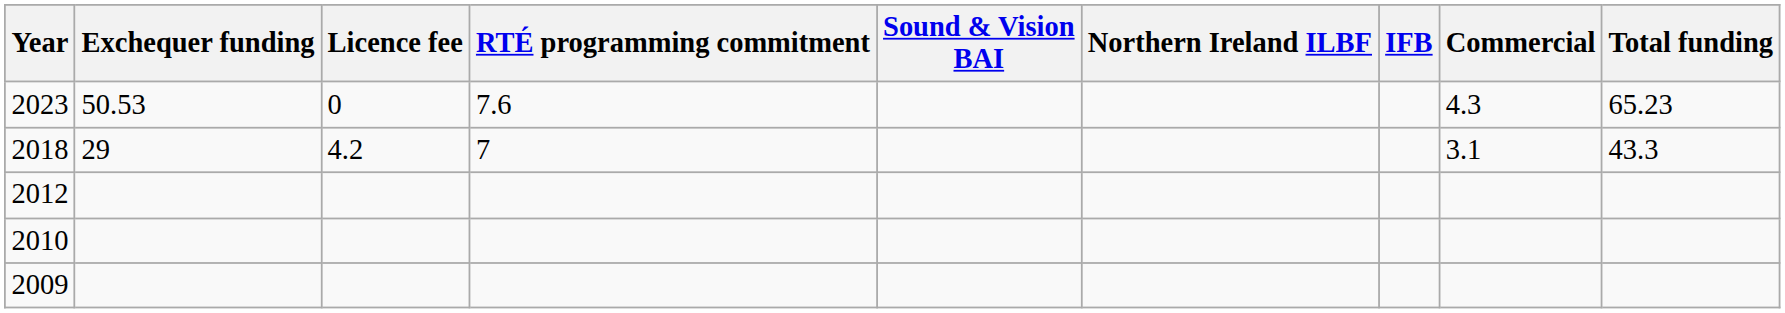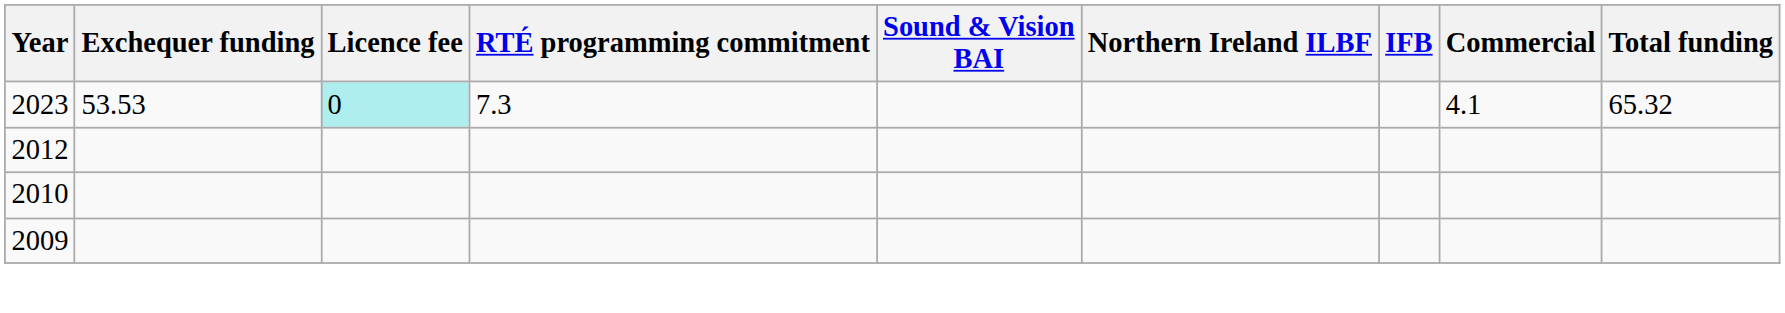(114, 104) 50.53 -> (114, 104) 53.53
(335, 104) no background -> (335, 104) paleturquoise background
(494, 104) 7.6 -> (494, 104) 7.3
(1464, 104) 4.3 -> (1464, 104) 4.1
(1641, 104) 65.23 -> (1641, 104) 65.32
- row: (40, 149)
